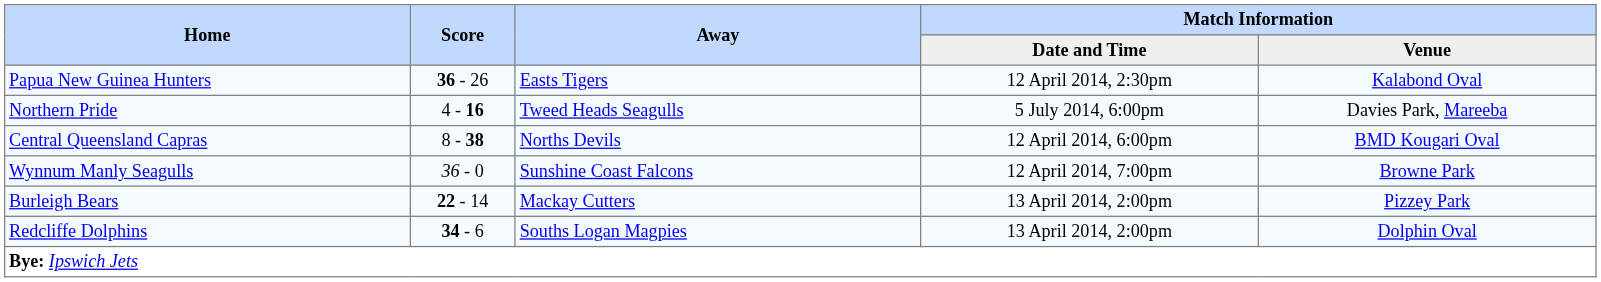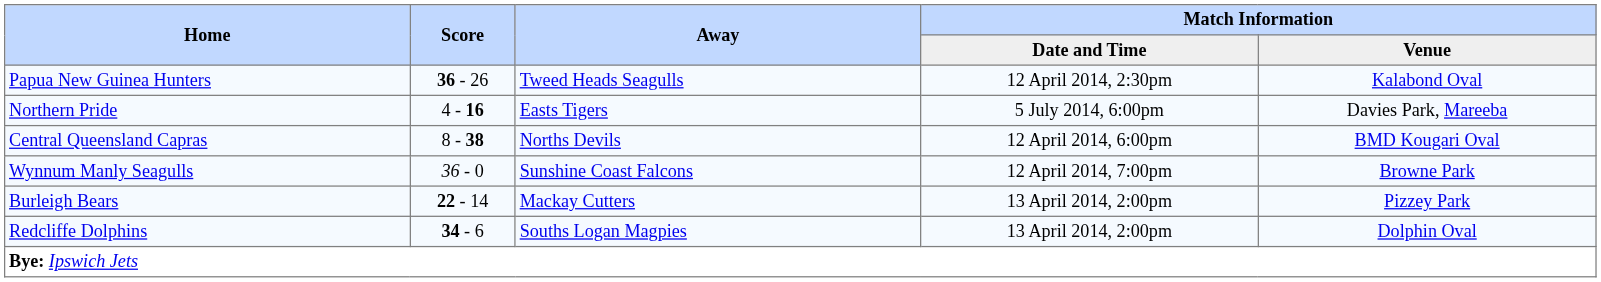(564, 80) Easts Tigers -> (602, 80) Tweed Heads Seagulls
(602, 110) Tweed Heads Seagulls -> (564, 110) Easts Tigers
